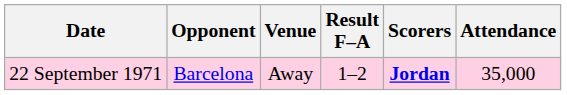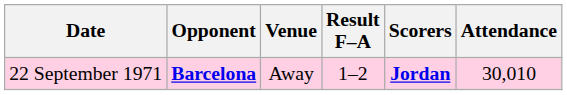(213, 73) normal -> (214, 73) bold
(508, 73) 35,000 -> (509, 73) 30,010
